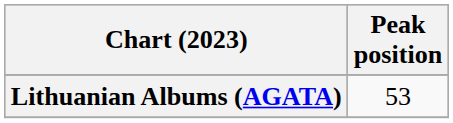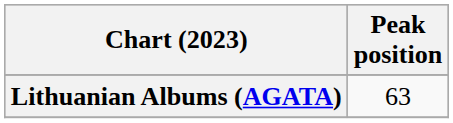(398, 95) 53 -> (398, 95) 63
